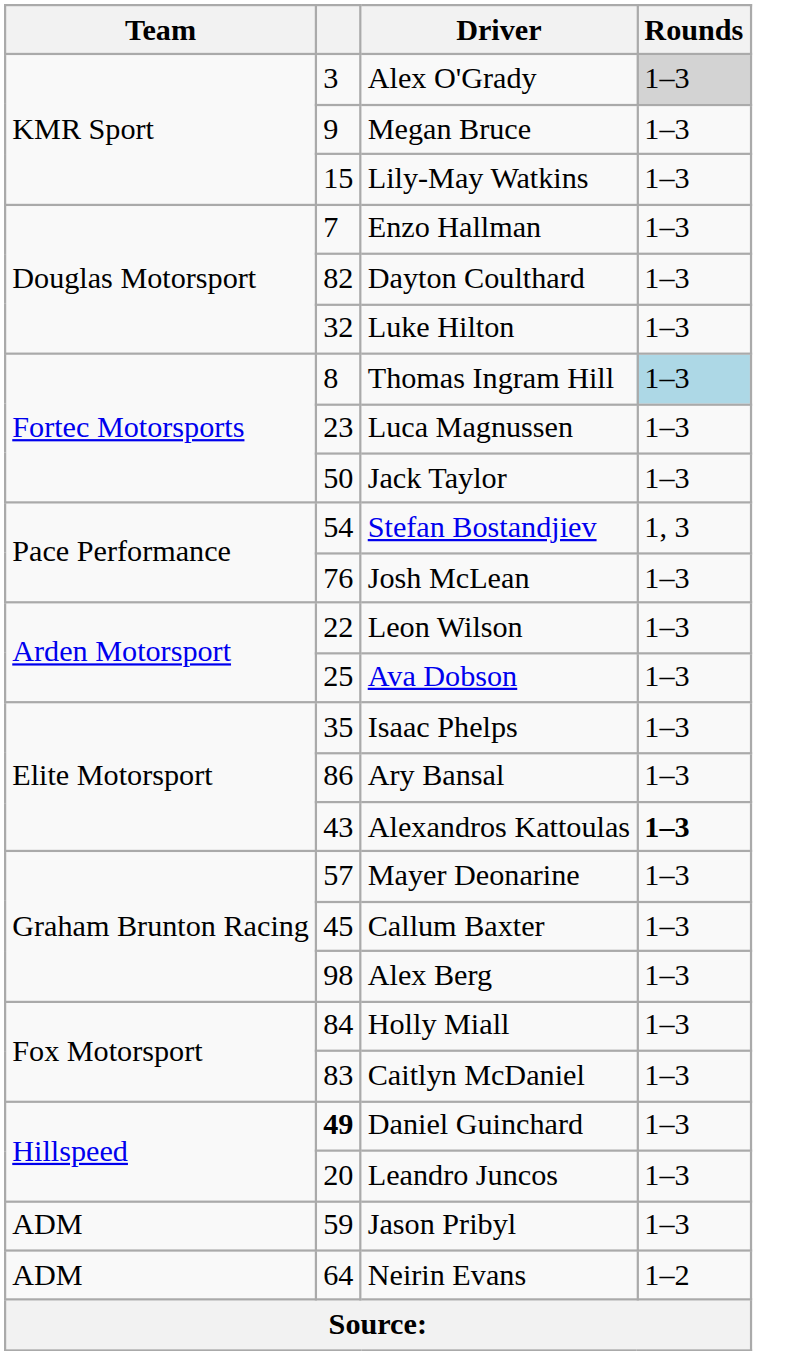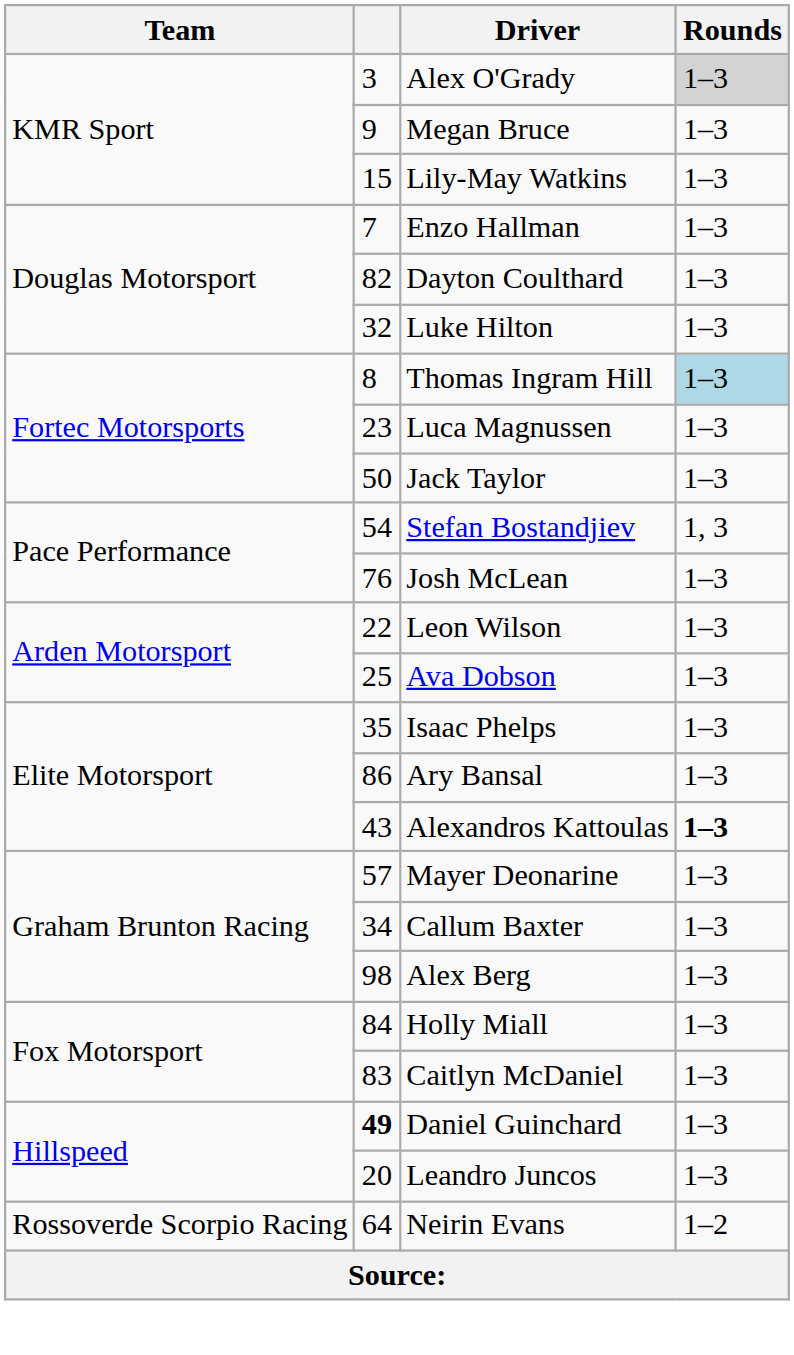(338, 925) 45 -> (377, 925) 34
- row: (442, 1224)
(47, 1274) ADM -> (180, 1224) Rossoverde Scorpio Racing
